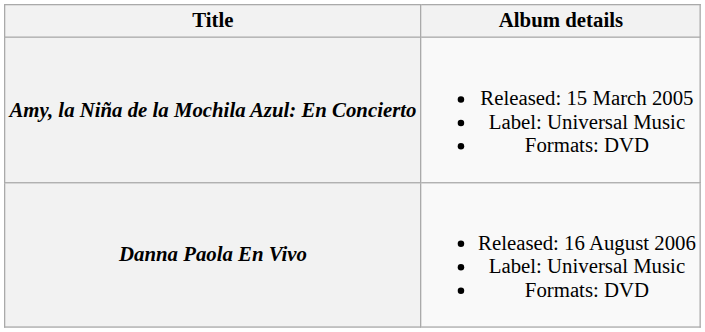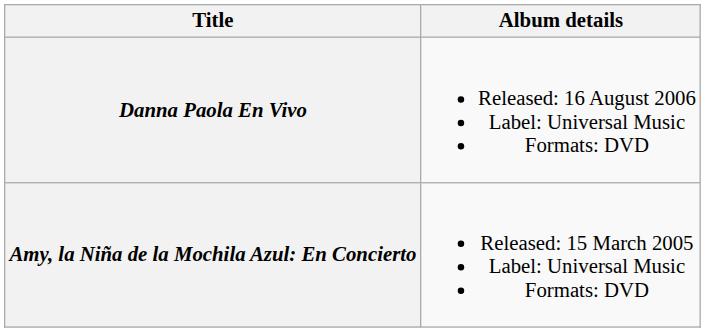rows swapped: (213, 109) <-> (213, 254)
